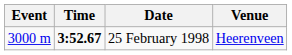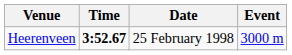columns swapped: (29, 15) <-> (250, 15)
